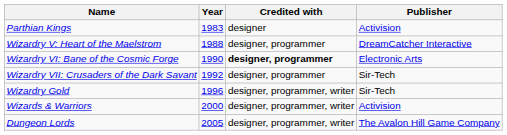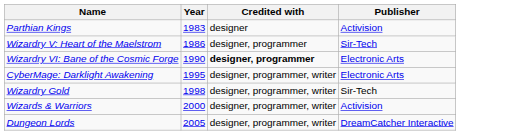(212, 43) 1988 -> (194, 43) 1986
(415, 43) DreamCatcher Interactive -> (359, 43) Sir-Tech
- row: (102, 75)
+ row: (80, 75)
(212, 91) 1996 -> (194, 91) 1998
(429, 122) The Avalon Hill Game Company -> (397, 122) DreamCatcher Interactive
